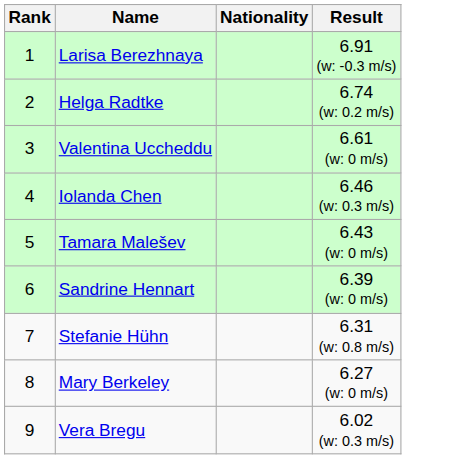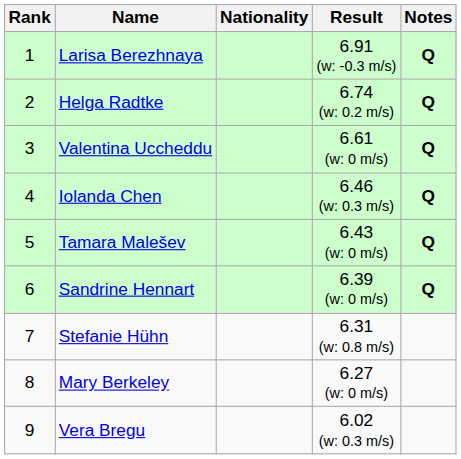+ column: (428, 18)
